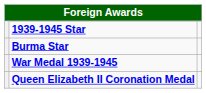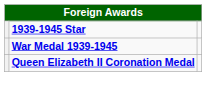- row: (40, 46)
